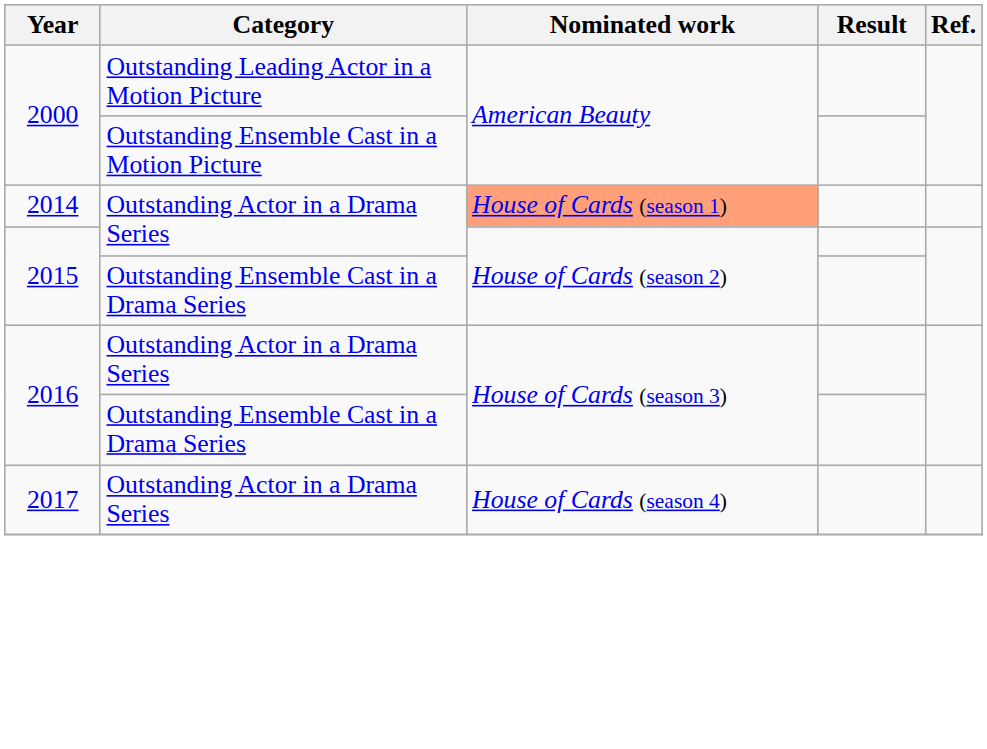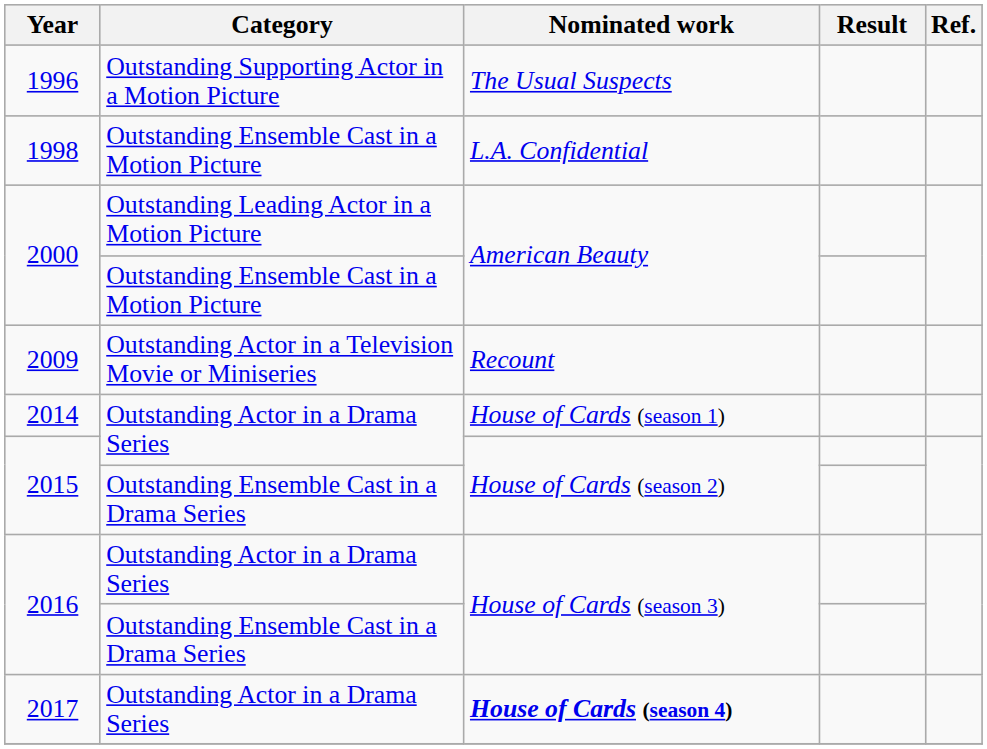+ row: (53, 80)
+ row: (53, 150)
+ row: (53, 359)
(600, 205) lightsalmon background -> (597, 414) no background
(600, 499) normal -> (601, 708) bold
